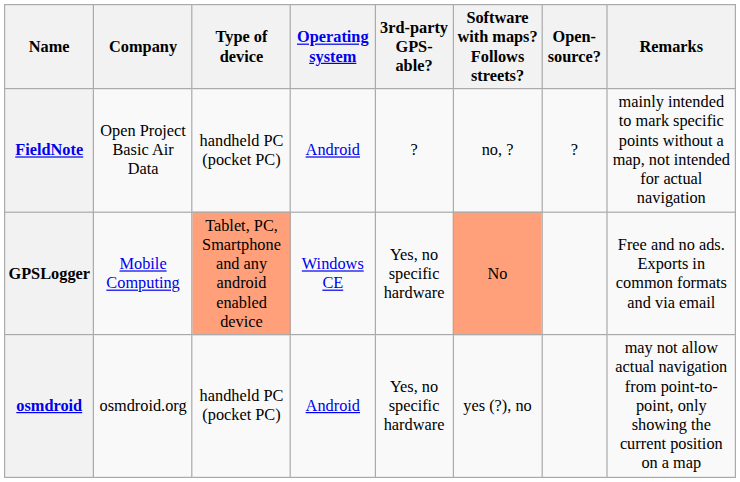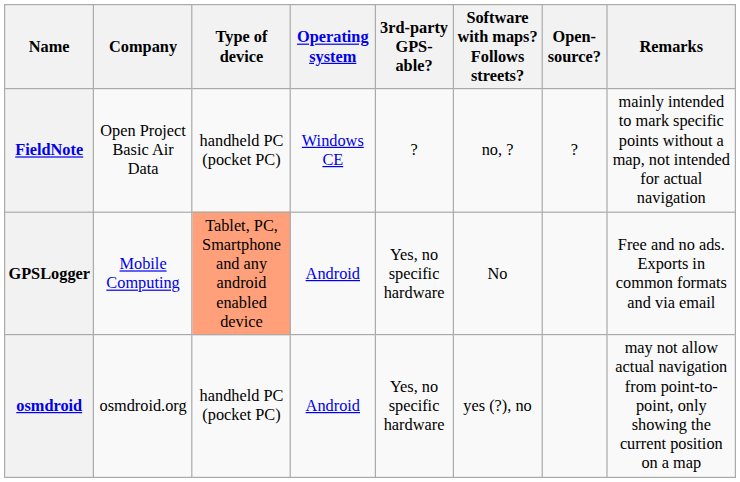(333, 150) Android -> (333, 150) Windows CE
(333, 273) Windows CE -> (333, 273) Android
(498, 273) lightsalmon background -> (498, 273) no background
